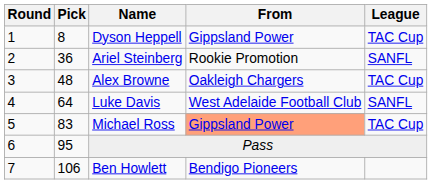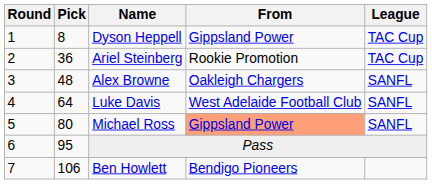(390, 59) SANFL -> (396, 59) TAC Cup
(396, 80) TAC Cup -> (390, 80) SANFL
(65, 124) 83 -> (65, 124) 80
(396, 124) TAC Cup -> (390, 124) SANFL
